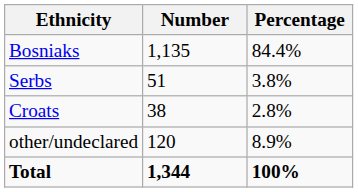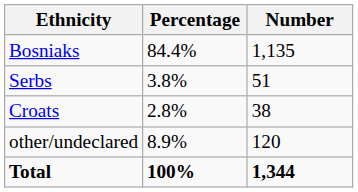columns swapped: (195, 19) <-> (300, 19)
